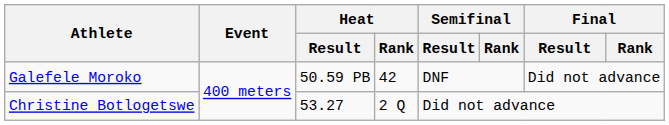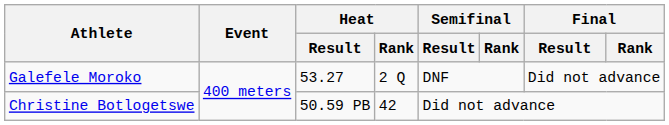(335, 77) 50.59 PB -> (322, 77) 53.27
(388, 77) 42 -> (392, 77) 2 Q
(322, 106) 53.27 -> (335, 106) 50.59 PB
(392, 106) 2 Q -> (388, 106) 42
